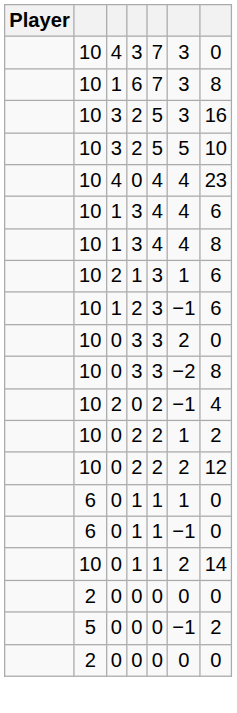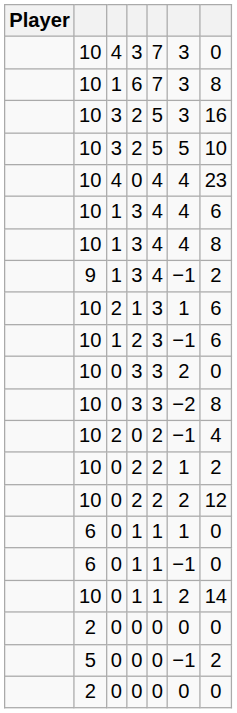+ row: (90, 276)
